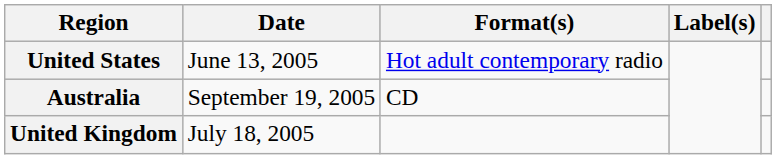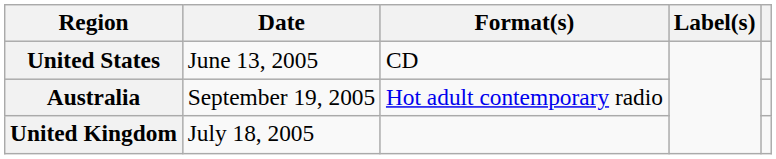(524, 60) Hot adult contemporary radio -> (402, 60) CD
(402, 97) CD -> (524, 97) Hot adult contemporary radio
